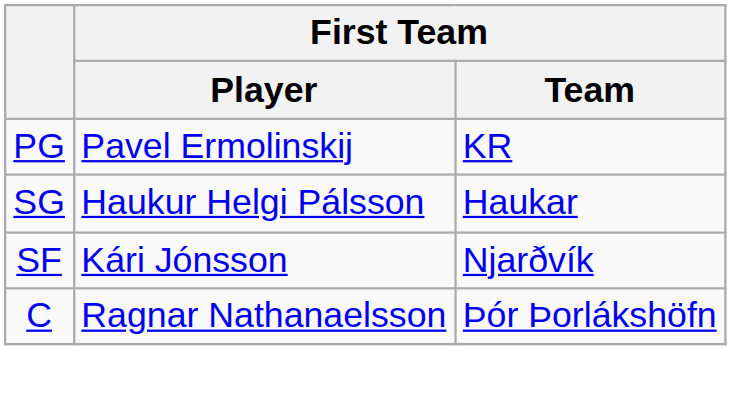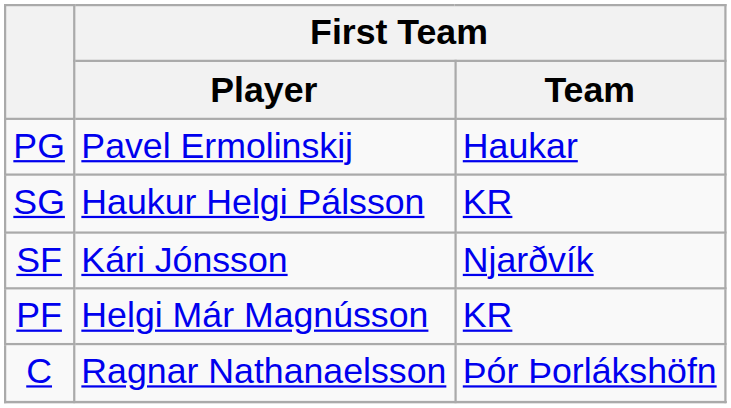(488, 145) KR -> (520, 145) Haukar
(520, 202) Haukar -> (488, 202) KR
+ row: (39, 315)
